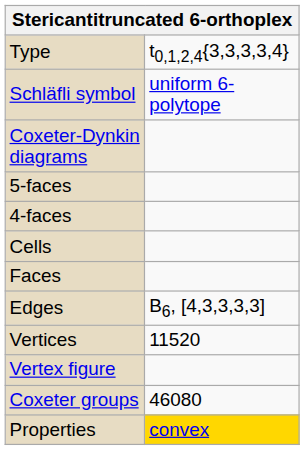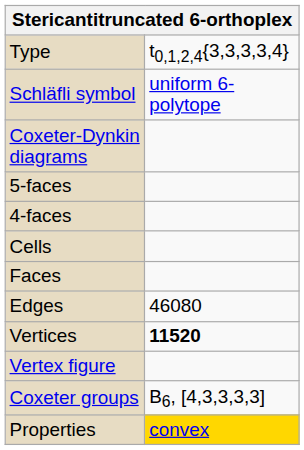(207, 308) B6, [4,3,3,3,3] -> (176, 306) 46080
(175, 339) normal -> (175, 336) bold
(176, 399) 46080 -> (207, 398) B6, [4,3,3,3,3]
